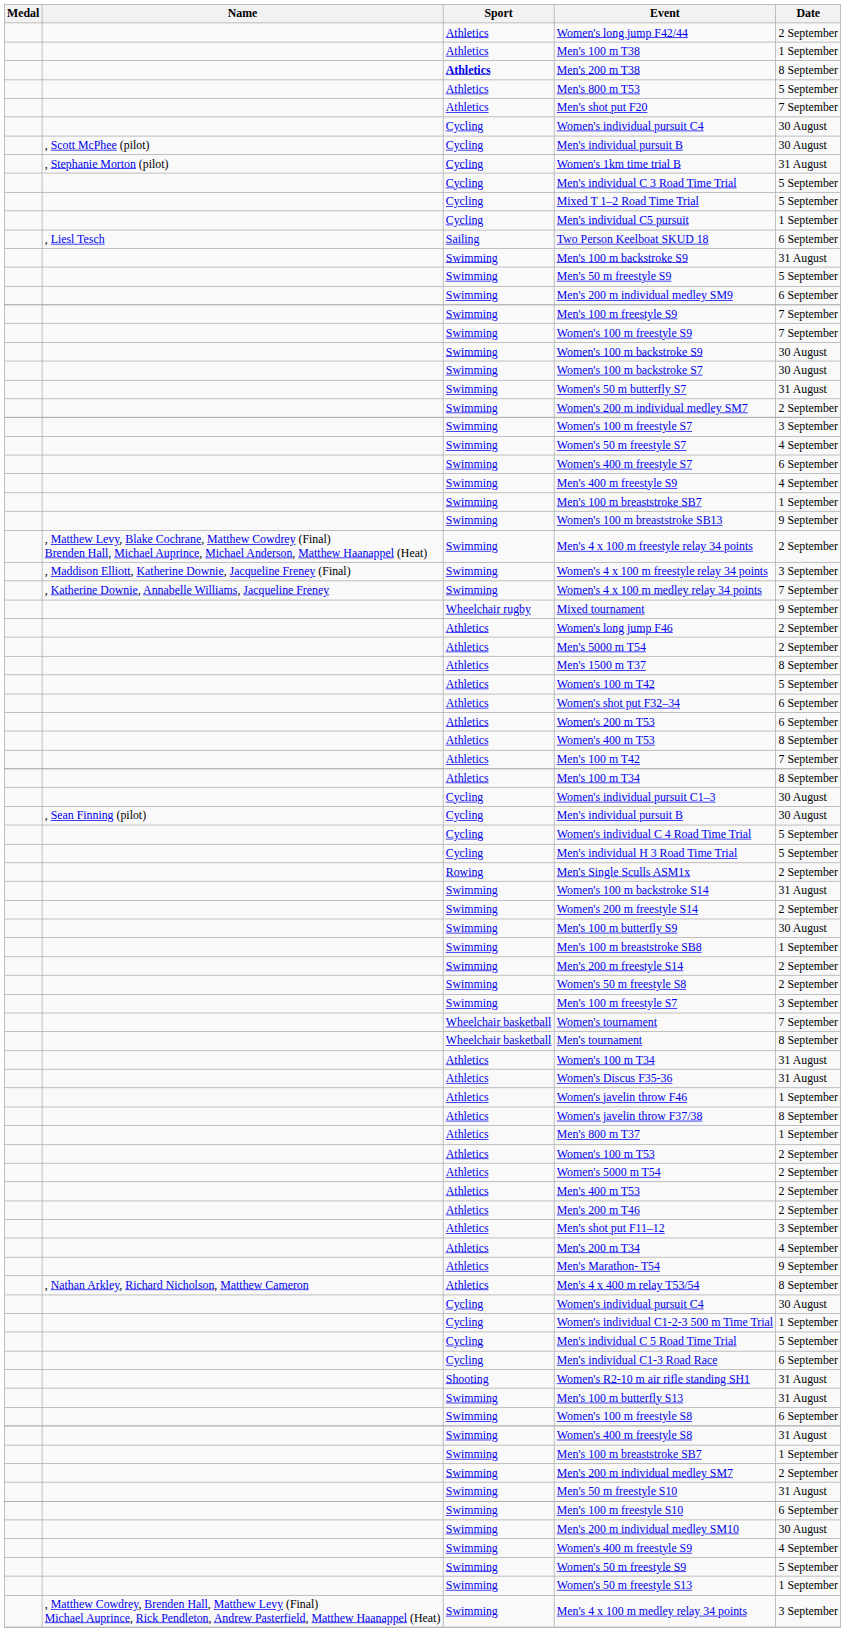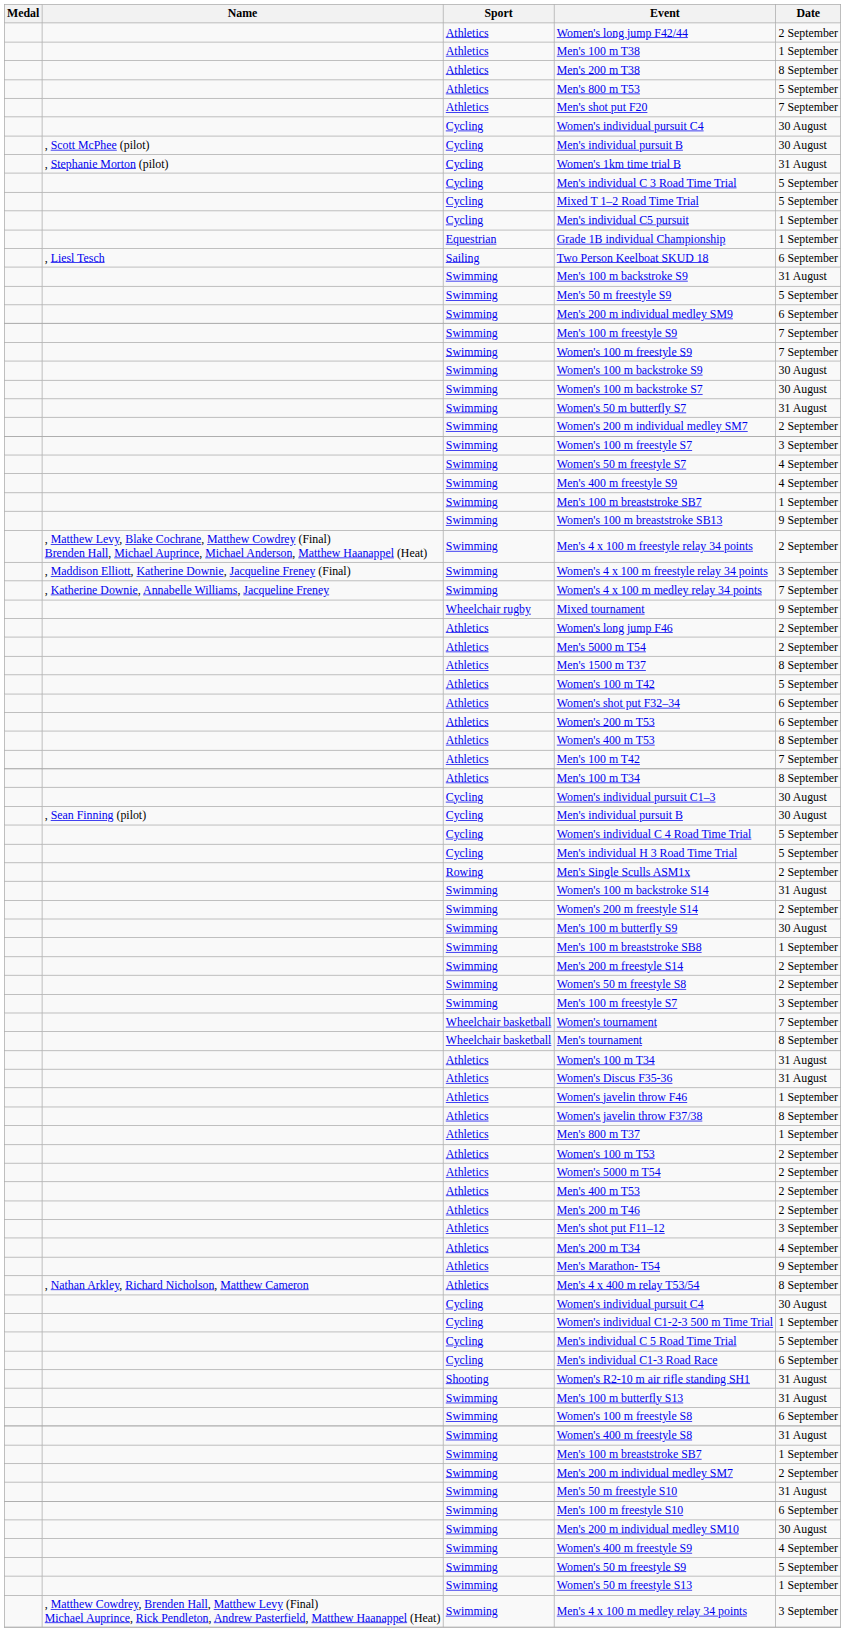(468, 70) bold -> (467, 70) normal
+ row: (243, 239)
- row: (243, 464)
